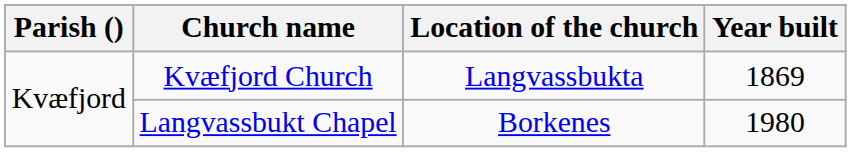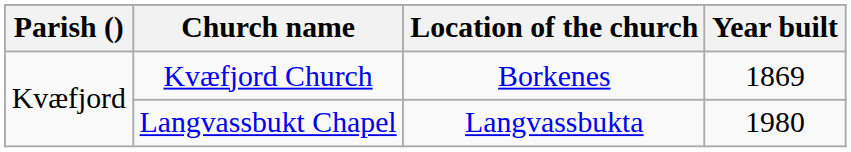(554, 75) Langvassbukta -> (554, 75) Borkenes
(554, 122) Borkenes -> (554, 122) Langvassbukta
